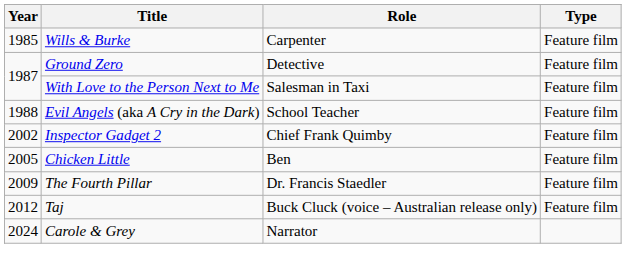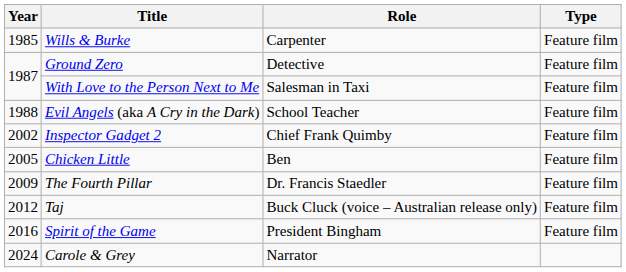+ row: (100, 231)
